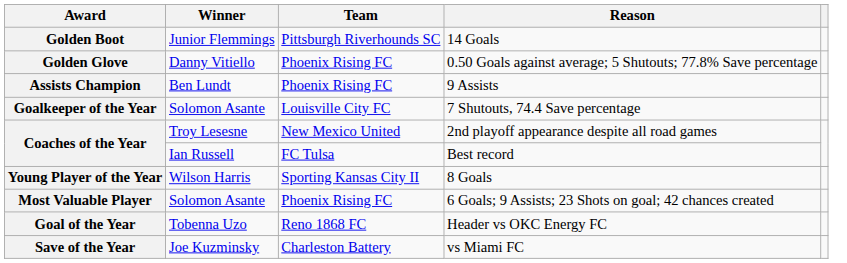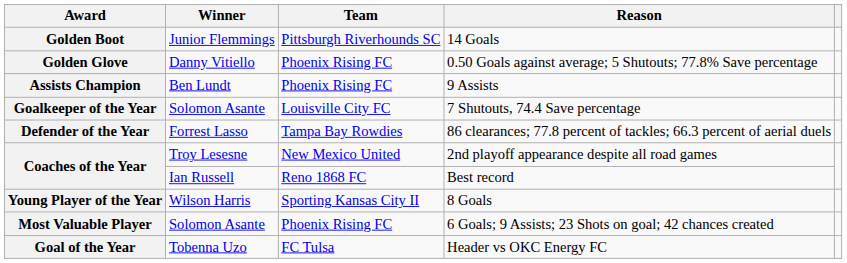+ row: (85, 131)
(308, 154) FC Tulsa -> (324, 177) Reno 1868 FC
(324, 223) Reno 1868 FC -> (308, 246) FC Tulsa
- row: (85, 246)
